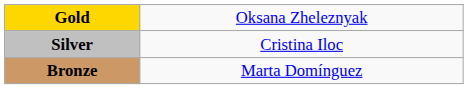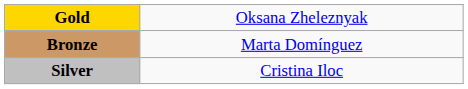rows swapped: (72, 44) <-> (72, 70)
